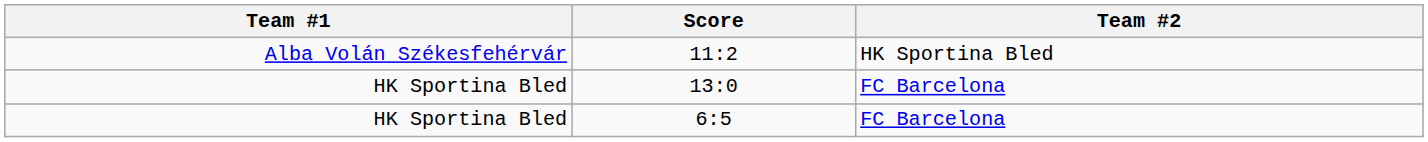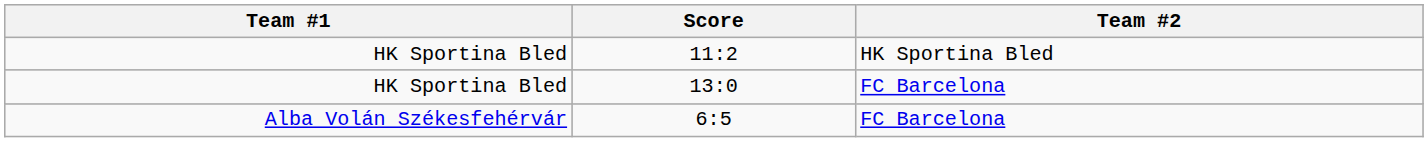(416, 54) Alba Volán Székesfehérvár -> (470, 54) HK Sportina Bled
(470, 120) HK Sportina Bled -> (416, 120) Alba Volán Székesfehérvár
